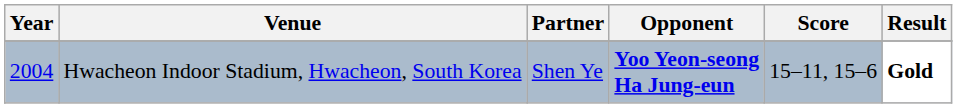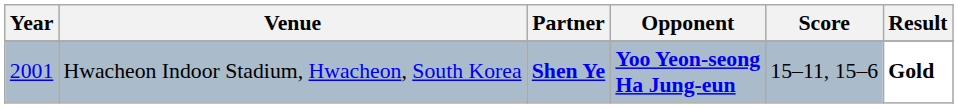(32, 71) 2004 -> (32, 71) 2001
(567, 71) normal -> (569, 71) bold
